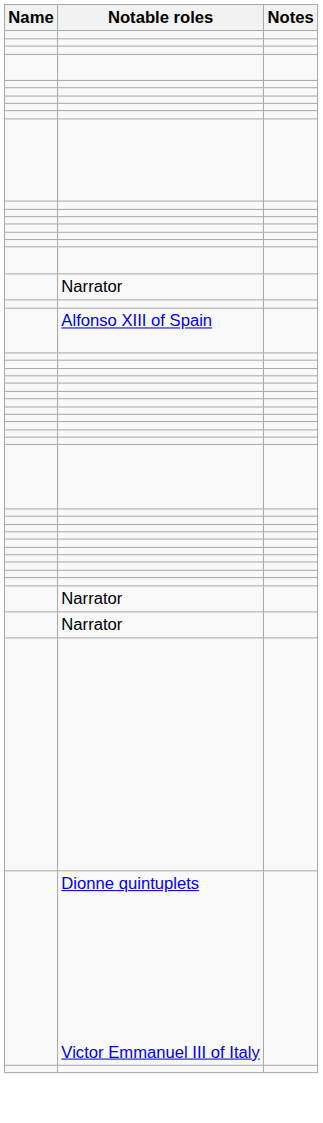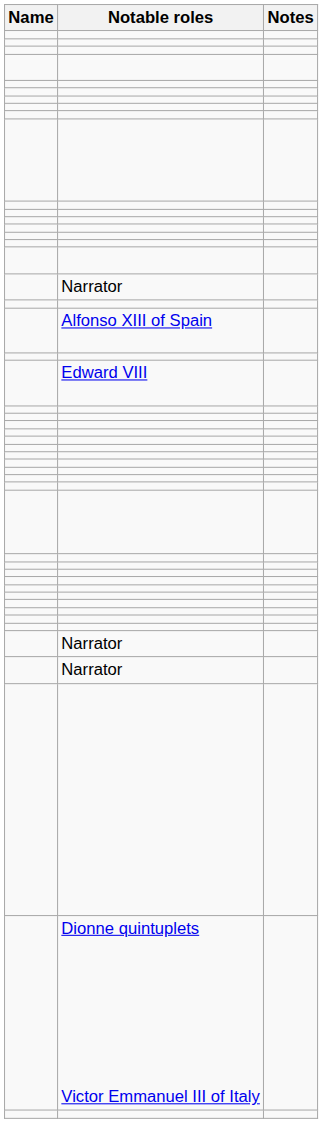+ row: (31, 383)
